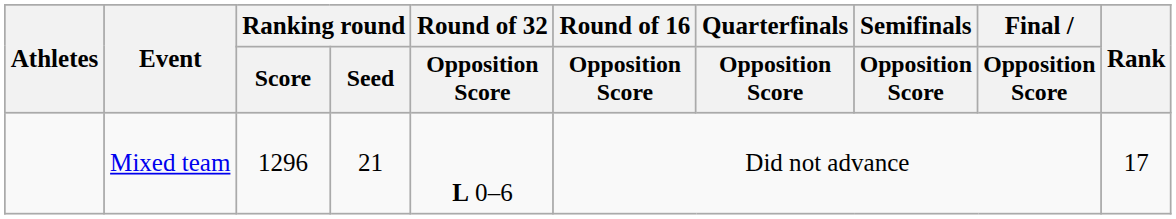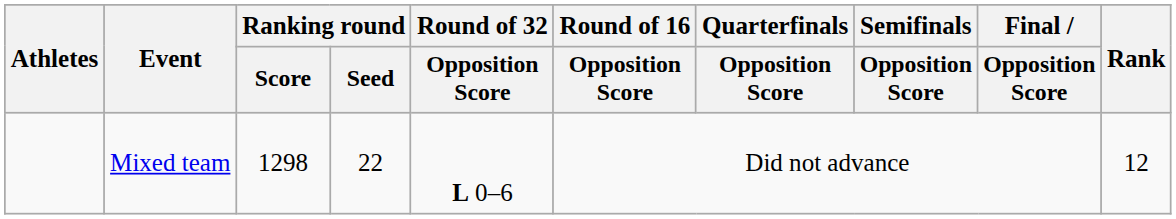(283, 163) 1296 -> (283, 163) 1298
(370, 163) 21 -> (370, 163) 22
(1136, 163) 17 -> (1136, 163) 12
